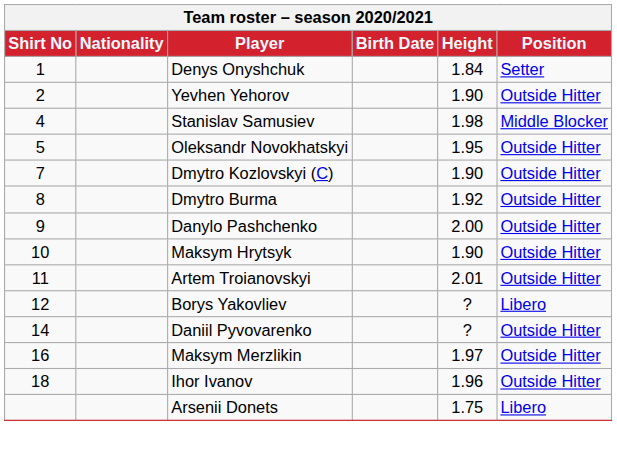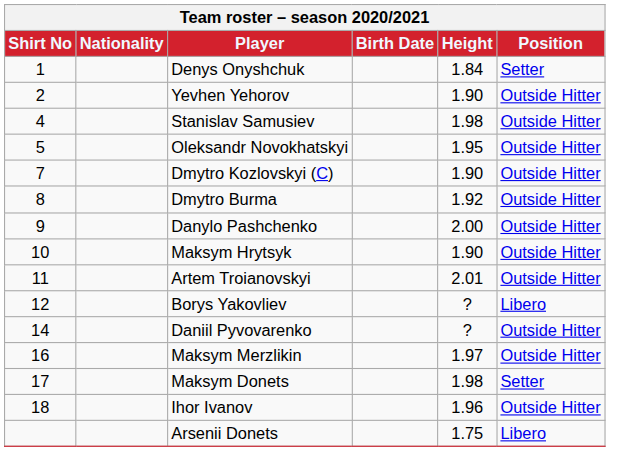(554, 122) Middle Blocker -> (551, 122) Οutside Hitter
+ row: (230, 382)
